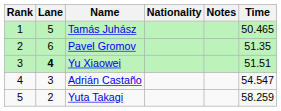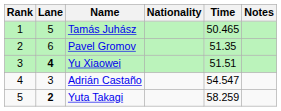columns swapped: (258, 13) <-> (221, 13)
(50, 98) normal -> (50, 98) bold
